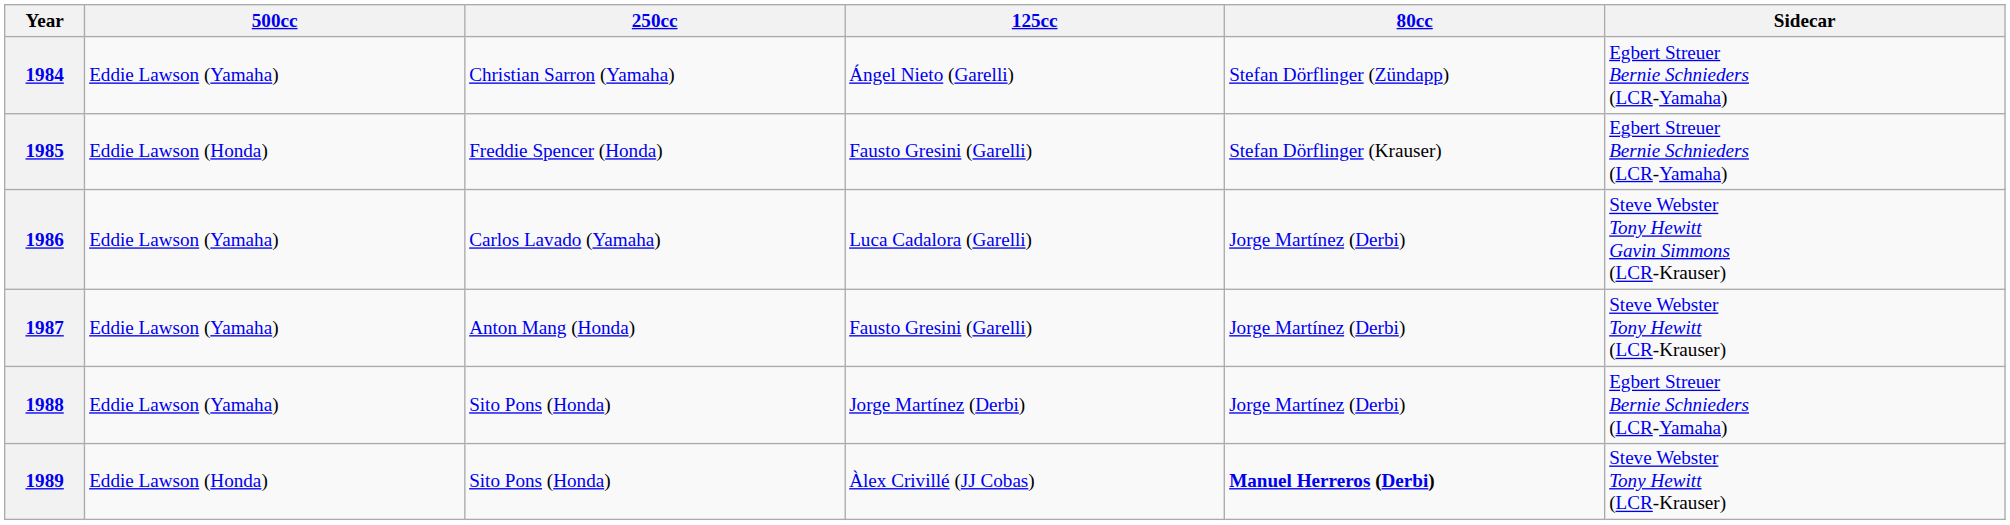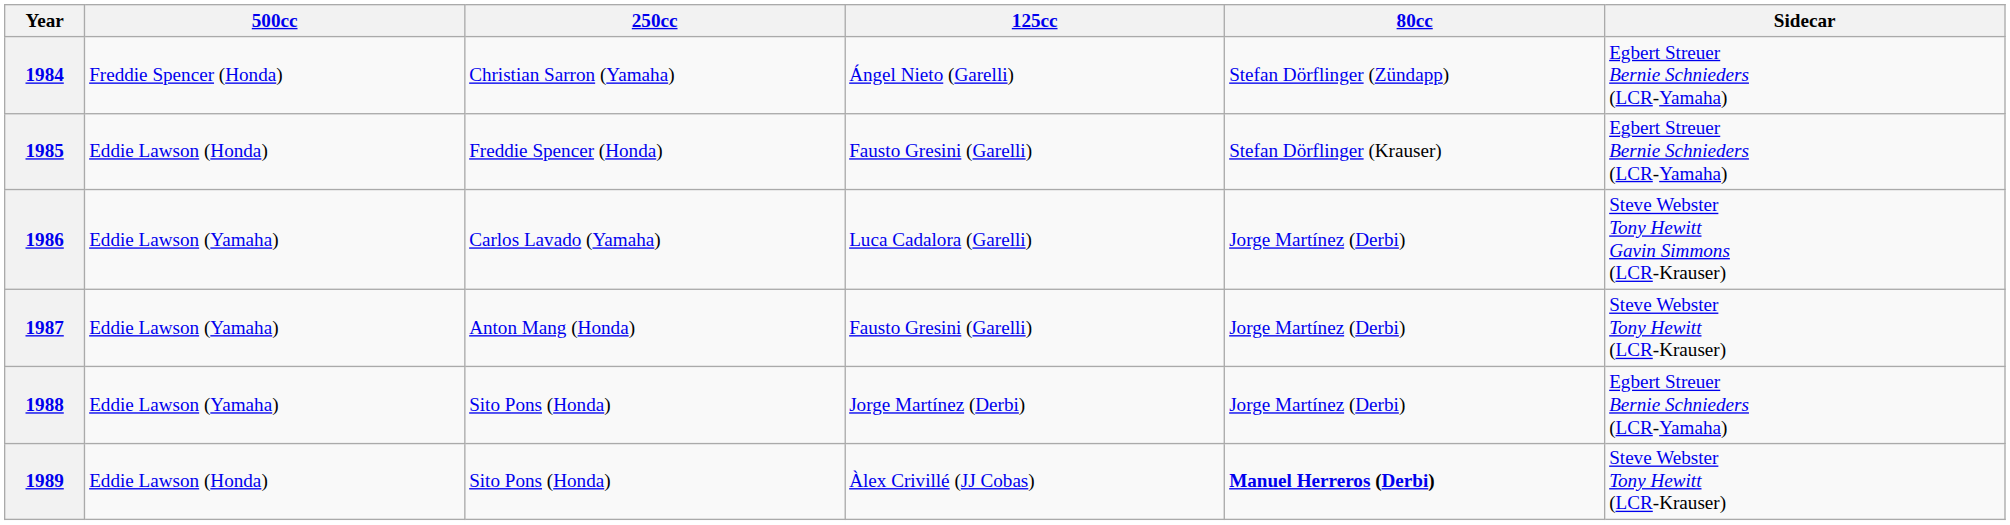(184, 74) Eddie Lawson (Yamaha) -> (186, 74) Freddie Spencer (Honda)
